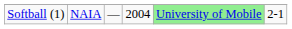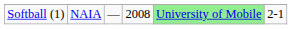(138, 14) 2004 -> (138, 14) 2008
